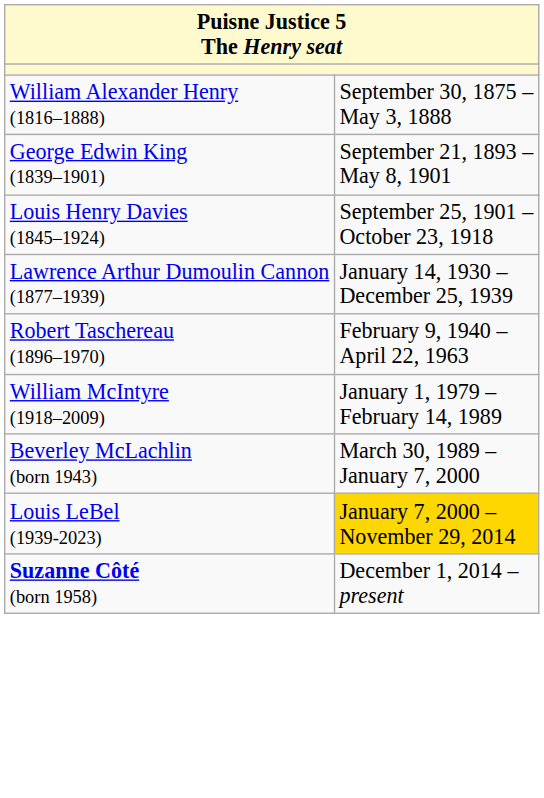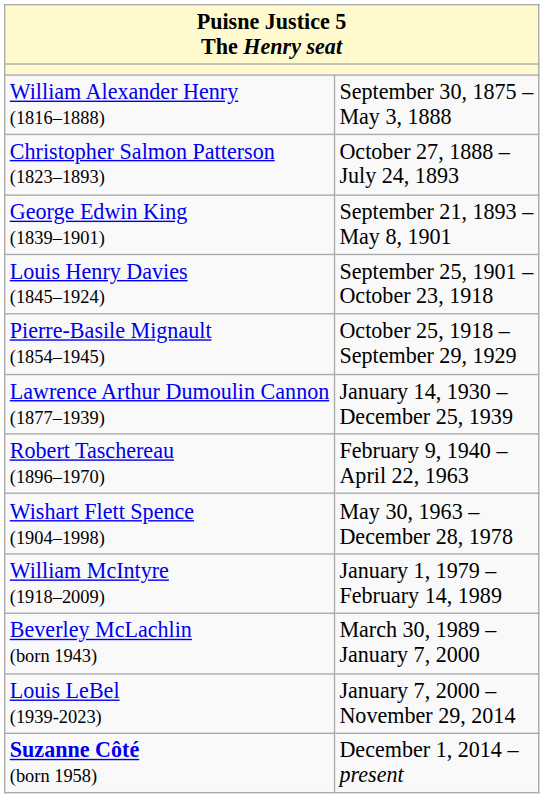+ row: (142, 164)
+ row: (111, 343)
+ row: (102, 523)
(427, 523) gold background -> (427, 703) no background
